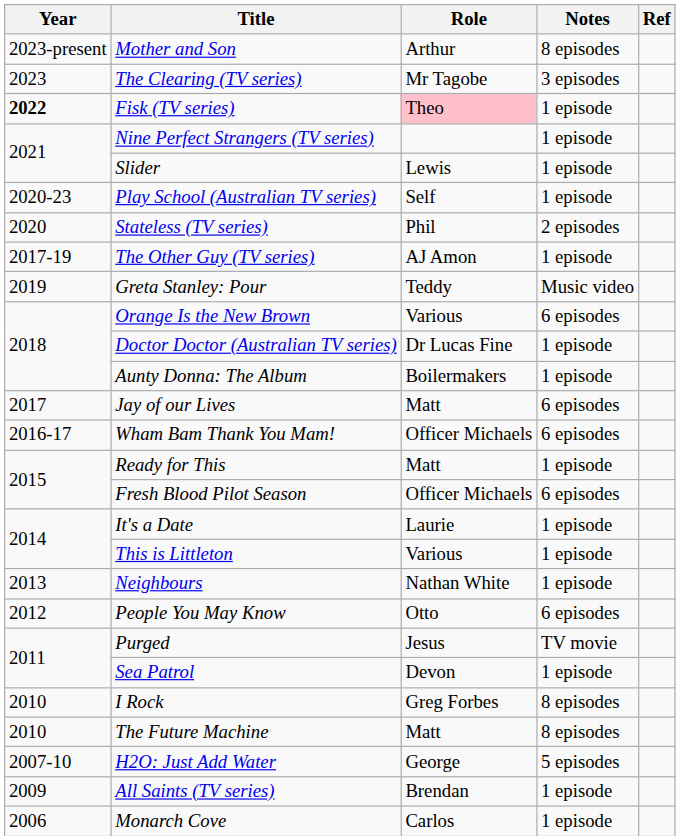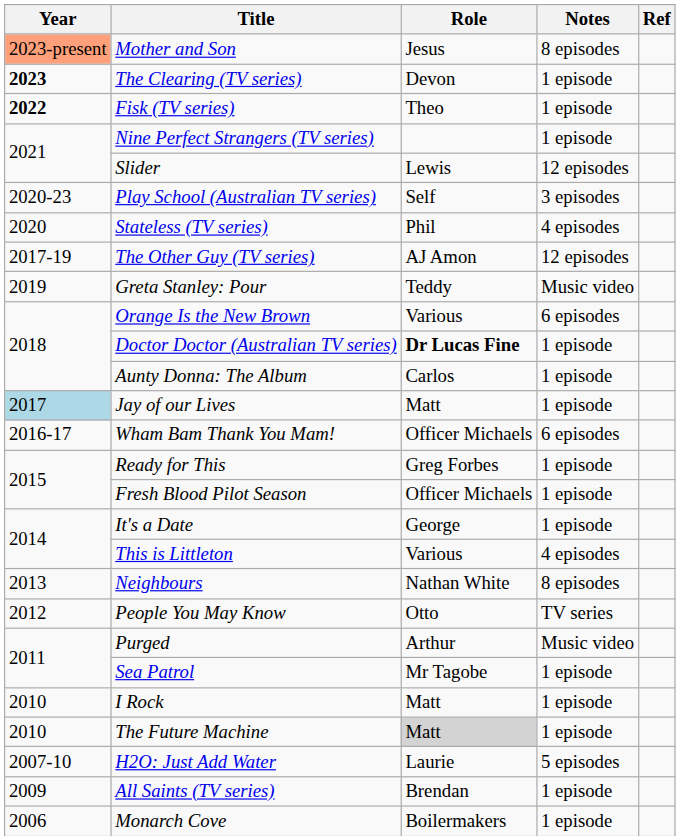(58, 49) no background -> (58, 49) lightsalmon background
(430, 49) Arthur -> (425, 49) Jesus
(28, 78) normal -> (28, 78) bold
(446, 78) Mr Tagobe -> (430, 78) Devon
(580, 78) 3 episodes -> (577, 78) 1 episode
(425, 108) pink background -> (425, 108) no background
(577, 167) 1 episode -> (585, 167) 12 episodes
(577, 197) 1 episode -> (580, 197) 3 episodes
(580, 227) 2 episodes -> (580, 227) 4 episodes
(577, 256) 1 episode -> (585, 256) 12 episodes
(459, 345) normal -> (462, 345) bold
(456, 375) Boilermakers -> (430, 375) Carlos
(28, 405) no background -> (28, 405) lightblue background
(580, 405) 6 episodes -> (577, 405) 1 episode
(423, 464) Matt -> (452, 464) Greg Forbes
(580, 494) 6 episodes -> (577, 494) 1 episode
(430, 524) Laurie -> (433, 524) George
(577, 553) 1 episode -> (580, 553) 4 episodes
(577, 583) 1 episode -> (580, 583) 8 episodes
(580, 613) 6 episodes -> (577, 613) TV series
(425, 642) Jesus -> (430, 642) Arthur
(579, 642) TV movie -> (588, 642) Music video
(430, 672) Devon -> (446, 672) Mr Tagobe
(452, 702) Greg Forbes -> (423, 702) Matt
(580, 702) 8 episodes -> (577, 702) 1 episode
(423, 731) no background -> (423, 731) lightgrey background
(580, 731) 8 episodes -> (577, 731) 1 episode
(433, 761) George -> (430, 761) Laurie
(430, 820) Carlos -> (456, 820) Boilermakers
